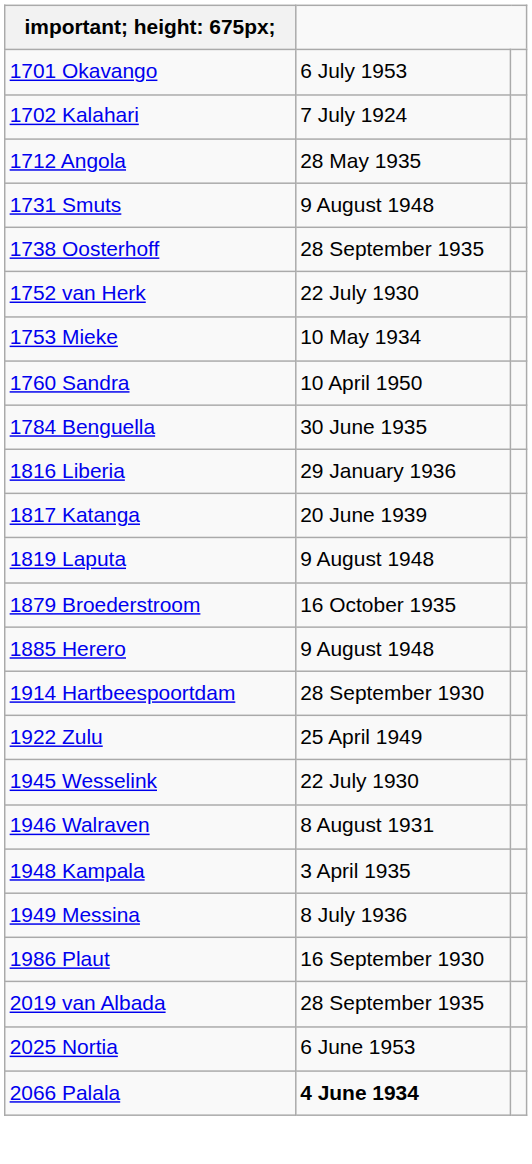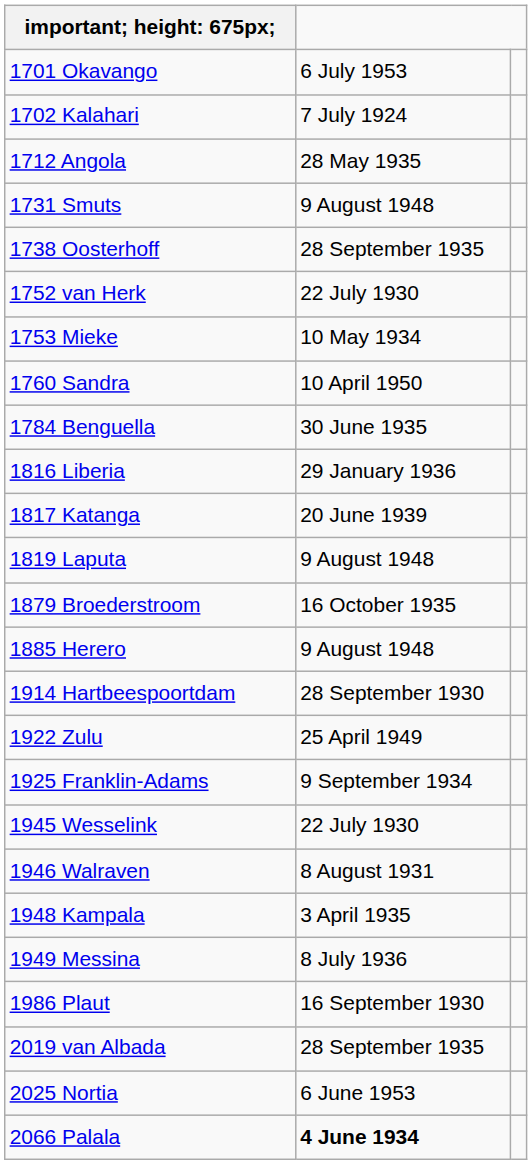+ row: (109, 781)
